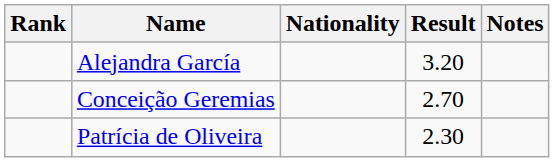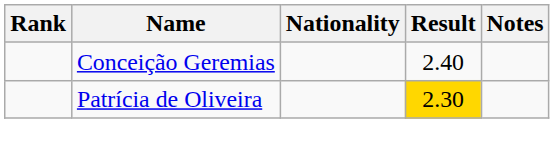- row: (159, 61)
(443, 99) 2.70 -> (443, 61) 2.40
(443, 136) no background -> (443, 99) gold background
